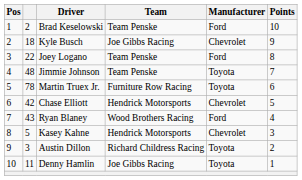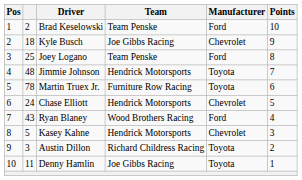(30, 57) 22 -> (30, 57) 25
(132, 72) Team Penske -> (149, 72) Hendrick Motorsports
(30, 102) 42 -> (30, 102) 24
